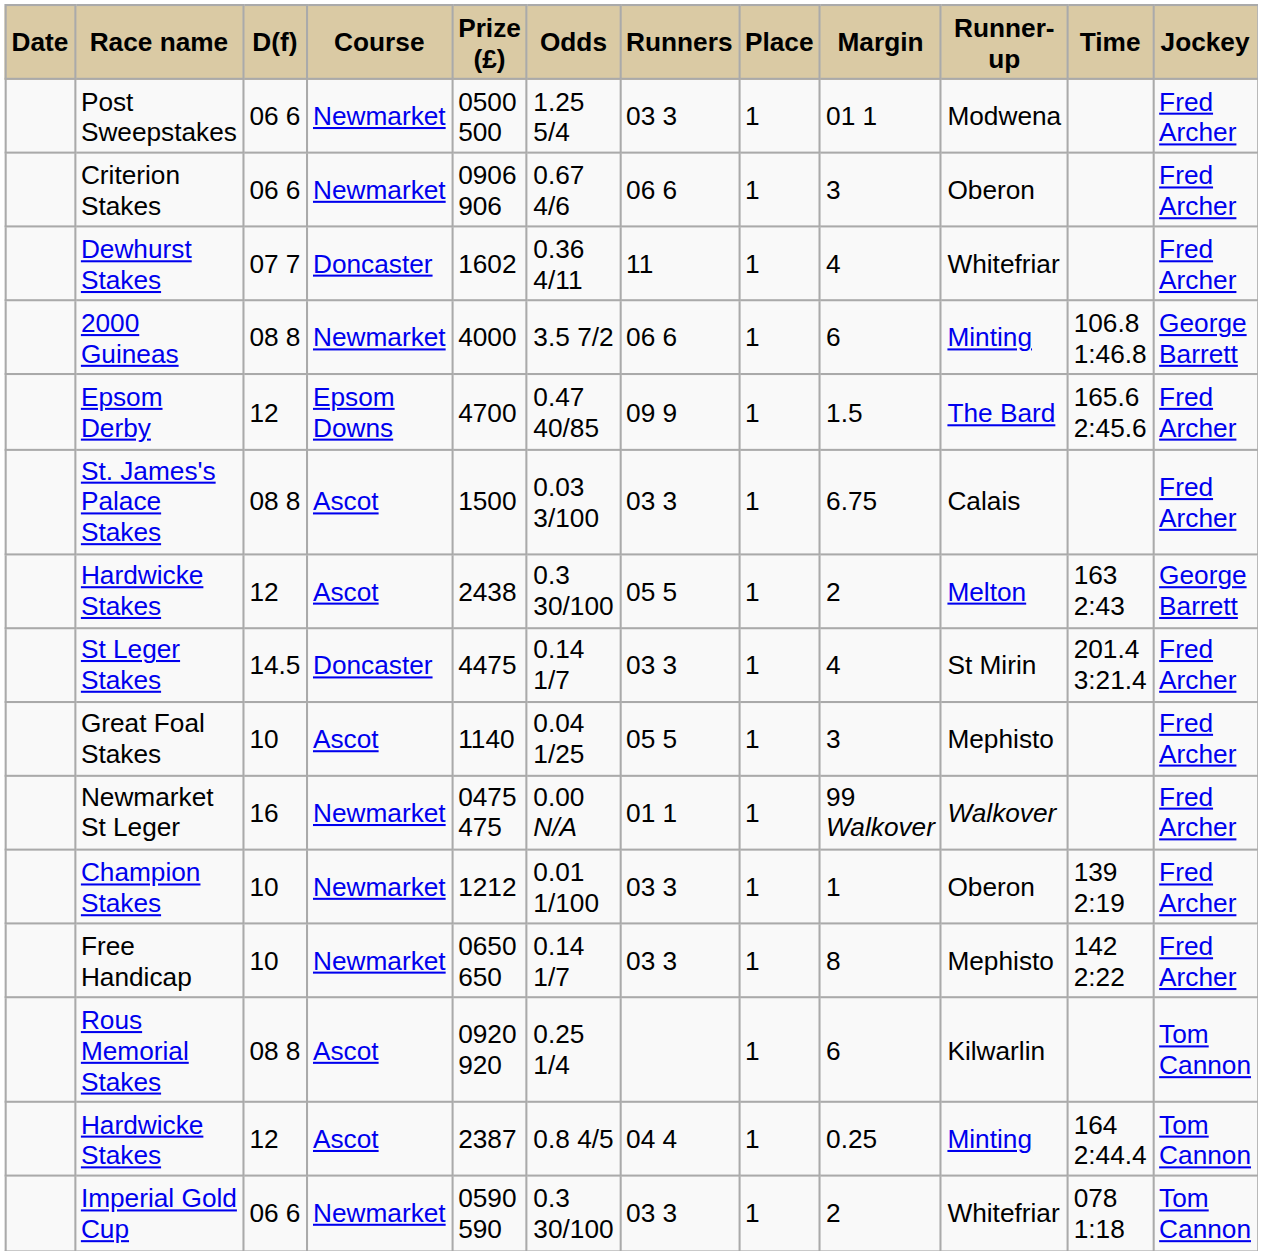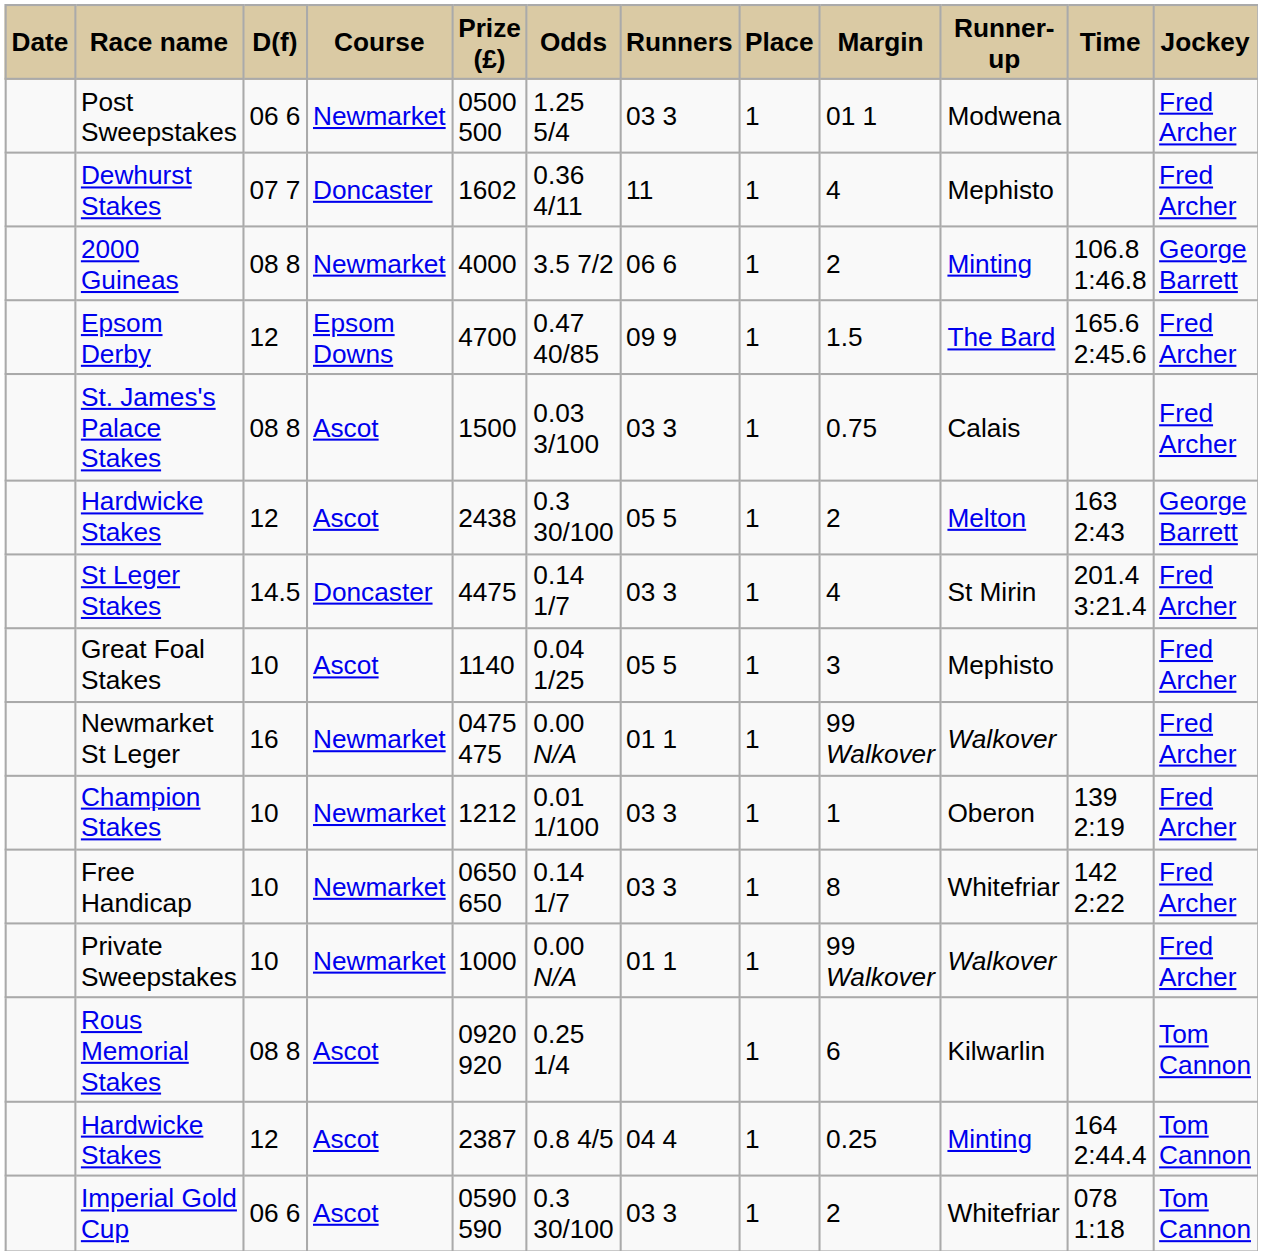- row: (130, 190)
(1004, 264) Whitefriar -> (1001, 190) Mephisto
(833, 338) 6 -> (833, 264) 2
(852, 501) 6.75 -> (852, 427) 0.75
(1001, 960) Mephisto -> (1004, 886) Whitefriar
+ row: (159, 960)
(379, 1213) Newmarket -> (346, 1213) Ascot
